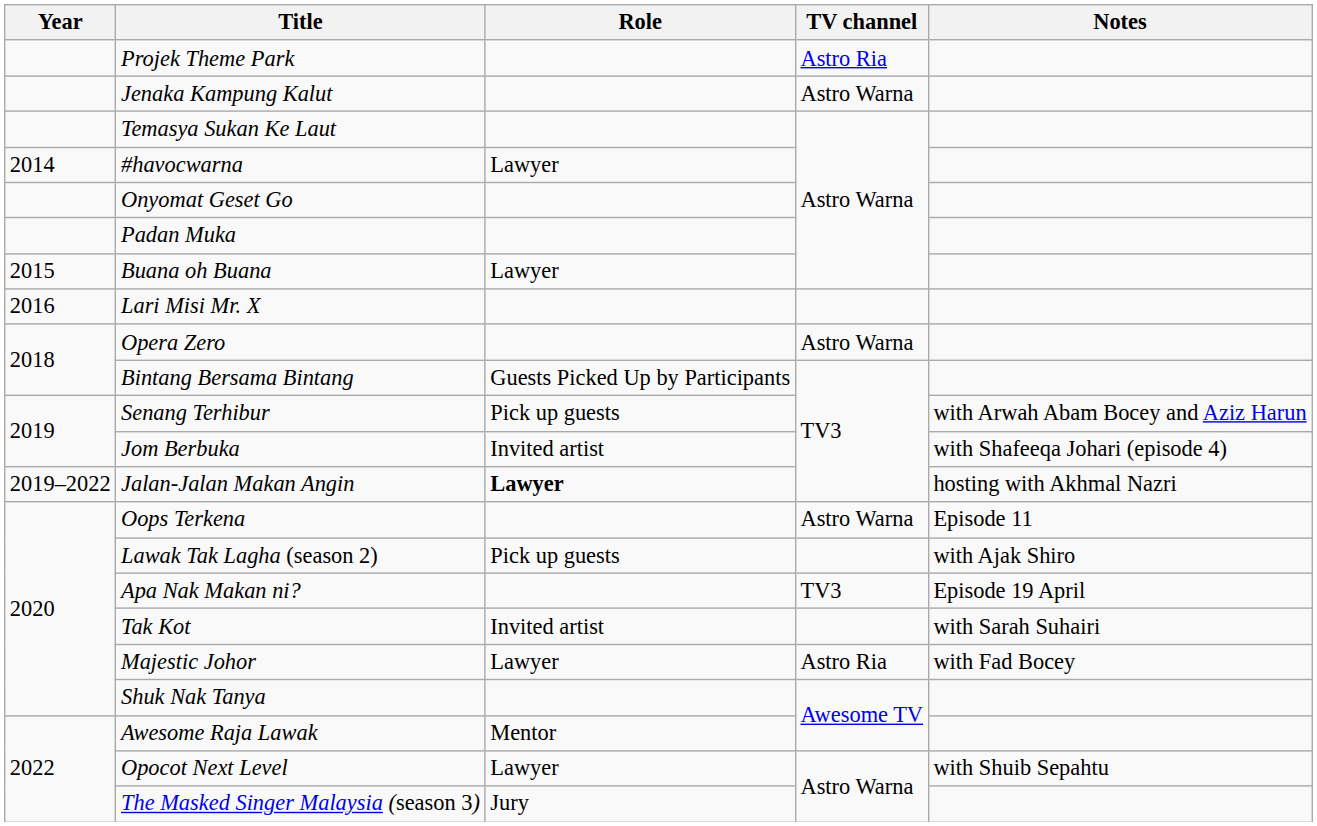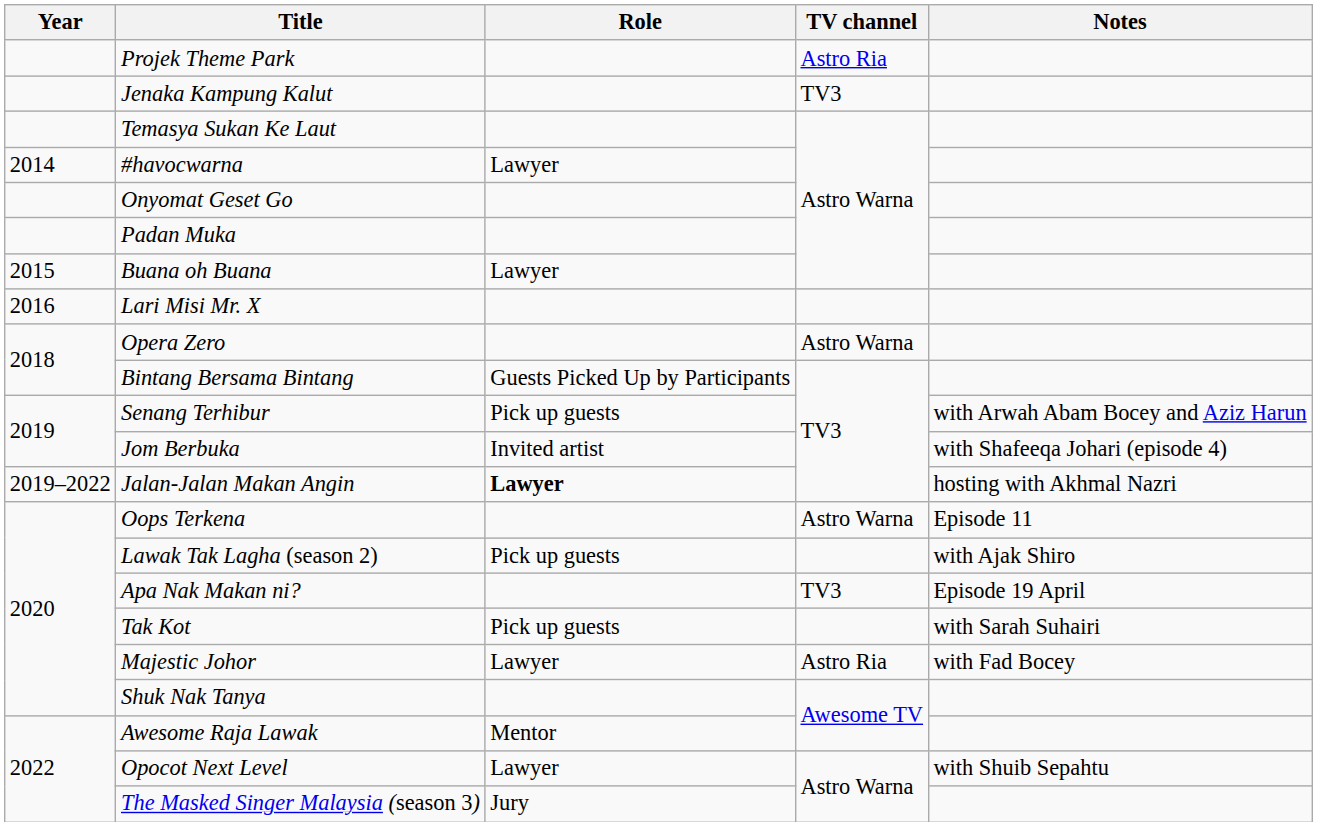(857, 93) Astro Warna -> (821, 93) TV3
(547, 626) Invited artist -> (555, 626) Pick up guests
